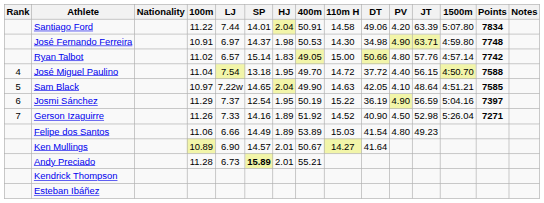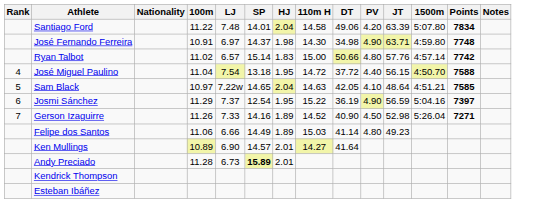- column: (310, 12)
(230, 27) 7.44 -> (230, 27) 7.48
(375, 131) 41.54 -> (347, 131) 41.14
